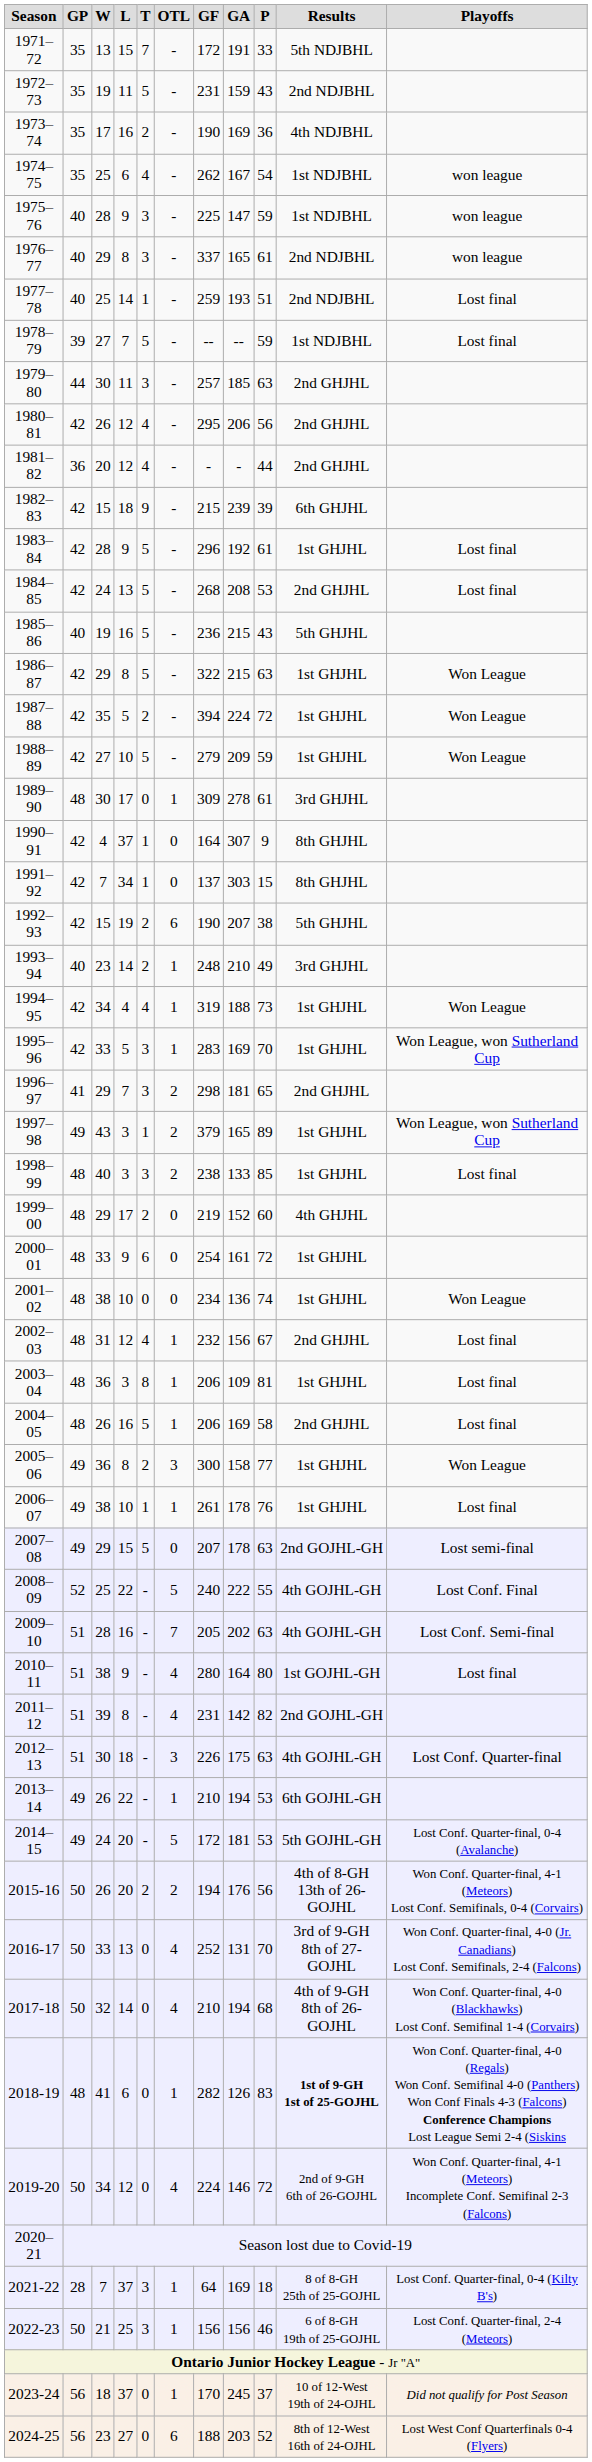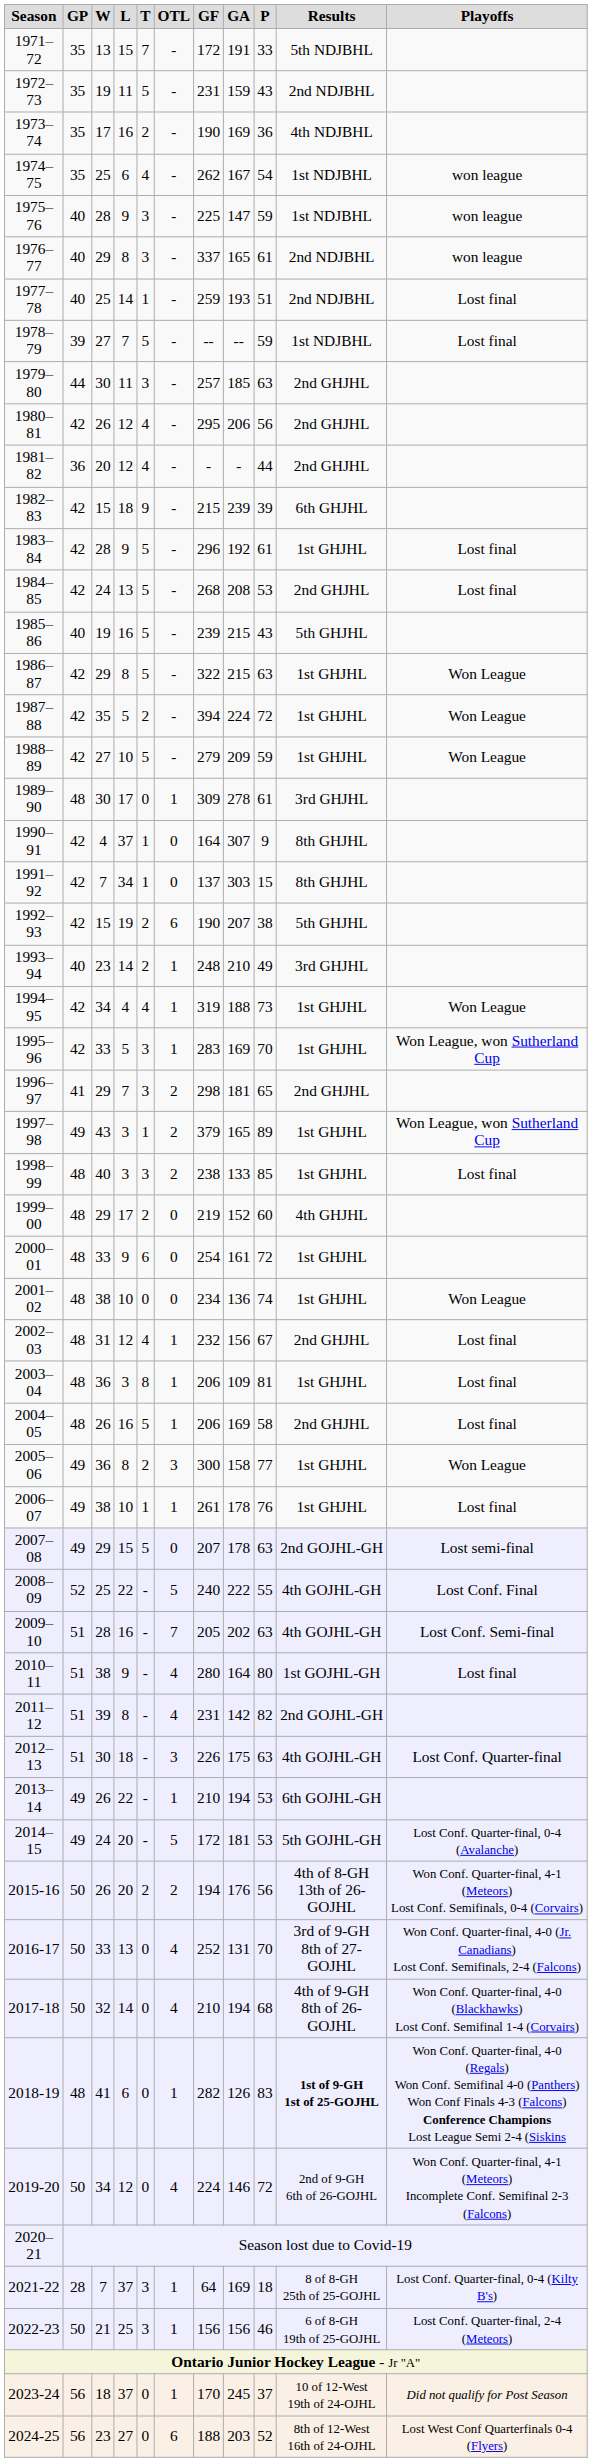(209, 632) 236 -> (209, 632) 239
